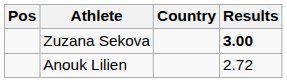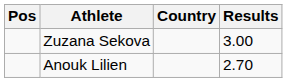(238, 41) bold -> (238, 41) normal
(238, 65) 2.72 -> (238, 65) 2.70
